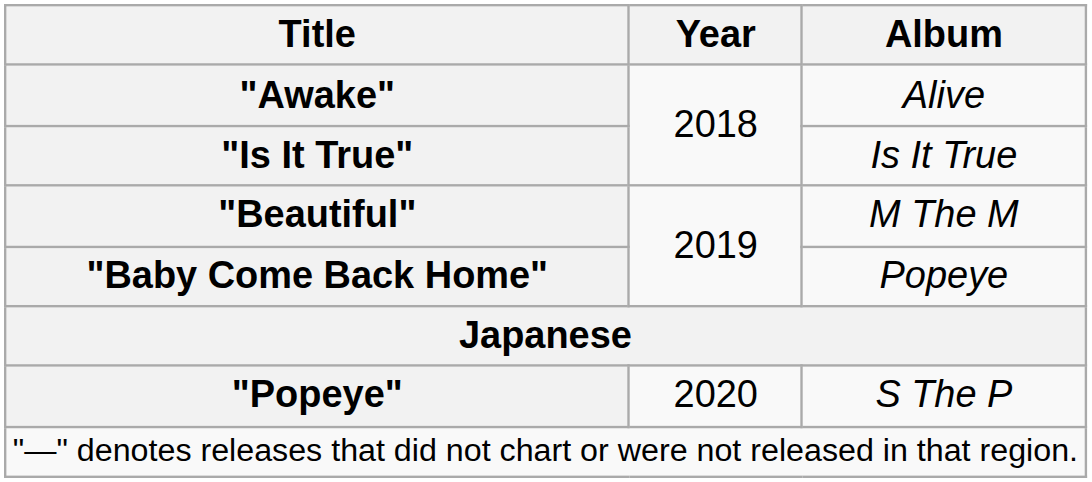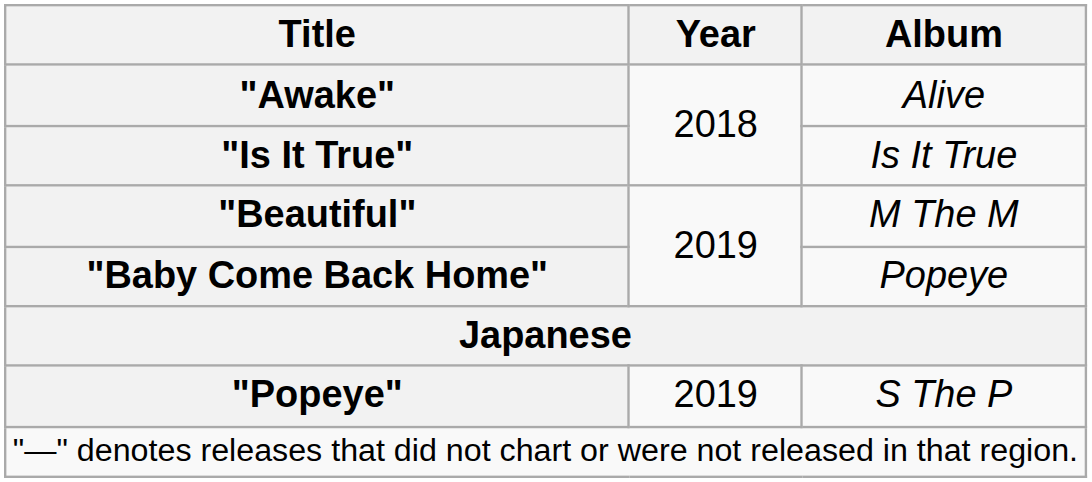(716, 395) 2020 -> (716, 395) 2019
